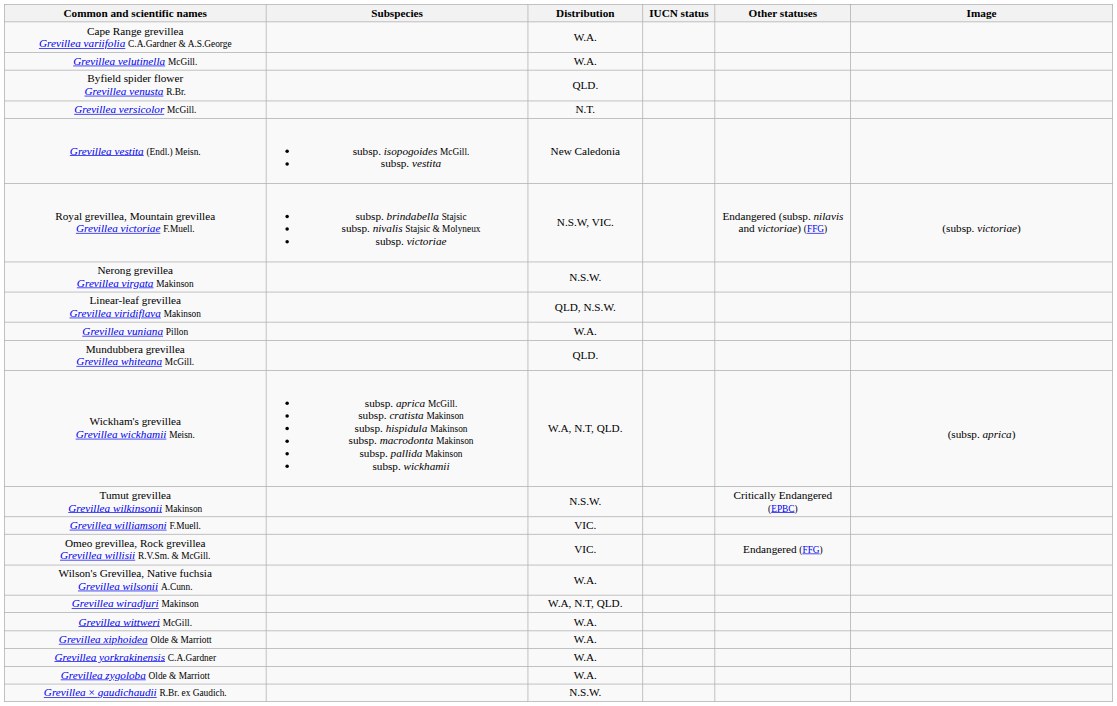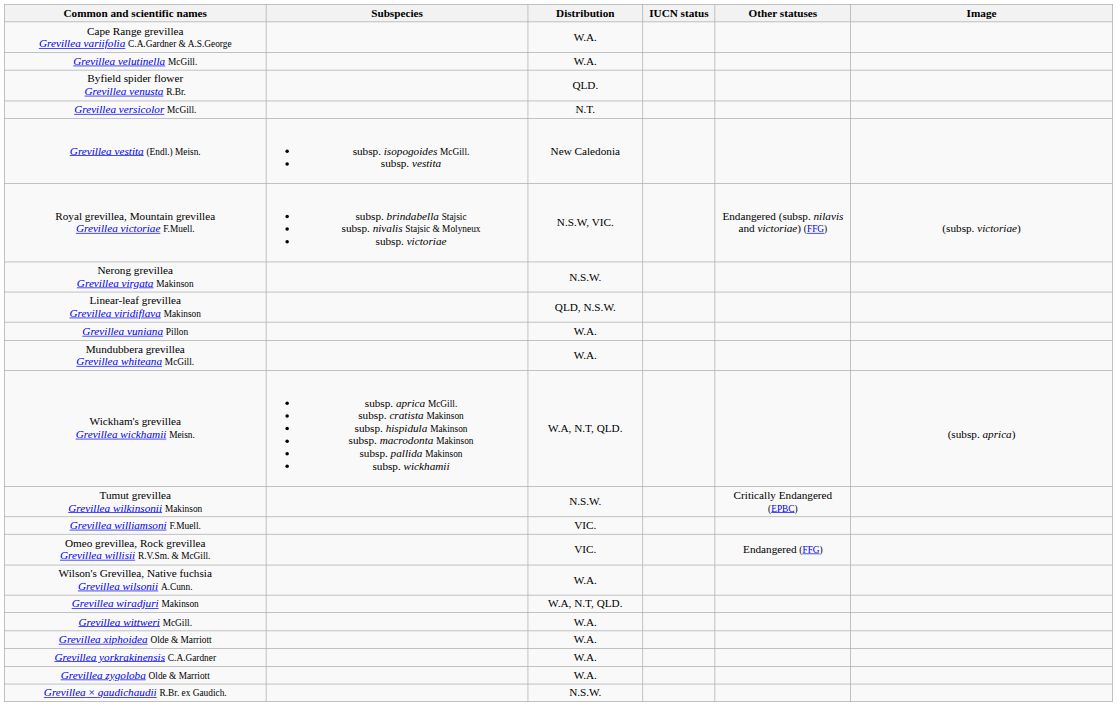(585, 355) QLD. -> (585, 355) W.A.
